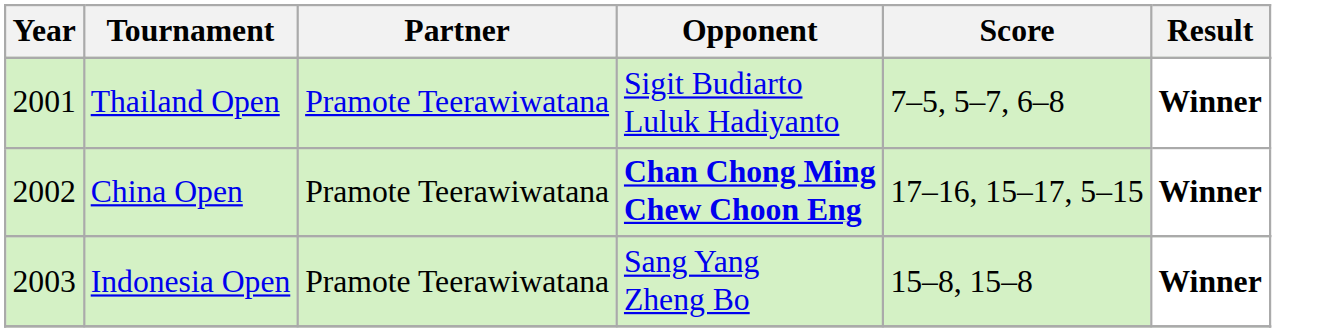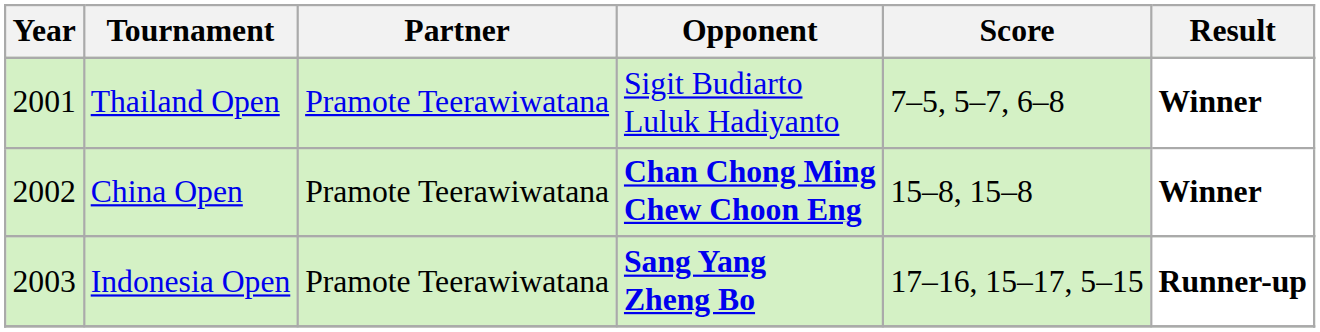(1017, 191) 17–16, 15–17, 5–15 -> (962, 191) 15–8, 15–8
(692, 281) normal -> (695, 281) bold
(962, 281) 15–8, 15–8 -> (1017, 281) 17–16, 15–17, 5–15
(1210, 281) Winner -> (1233, 281) Runner-up
